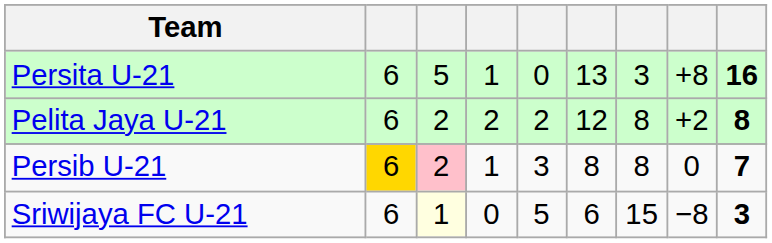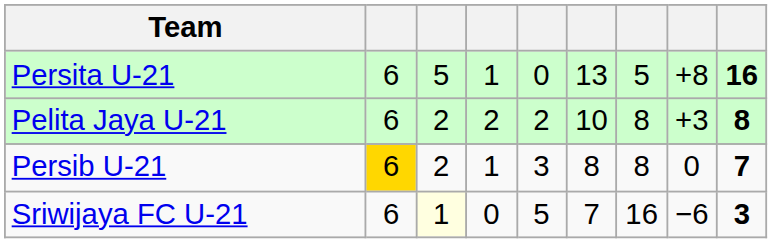(642, 74) 3 -> (642, 74) 5
(592, 120) 12 -> (592, 120) 10
(692, 120) +2 -> (692, 120) +3
(441, 167) pink background -> (441, 167) no background
(592, 213) 6 -> (592, 213) 7
(642, 213) 15 -> (642, 213) 16
(692, 213) −8 -> (692, 213) −6
